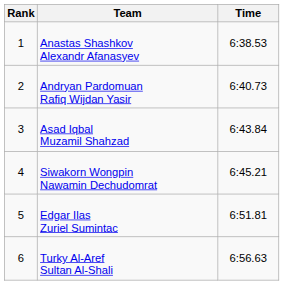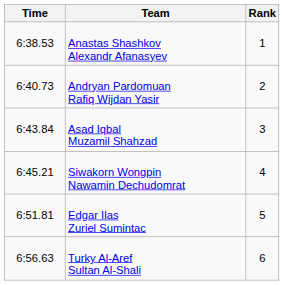columns swapped: (21, 13) <-> (248, 13)
